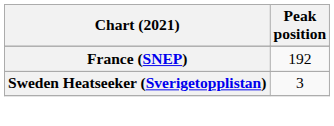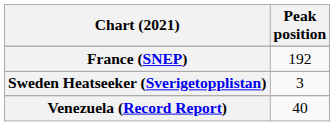+ row: (137, 108)
